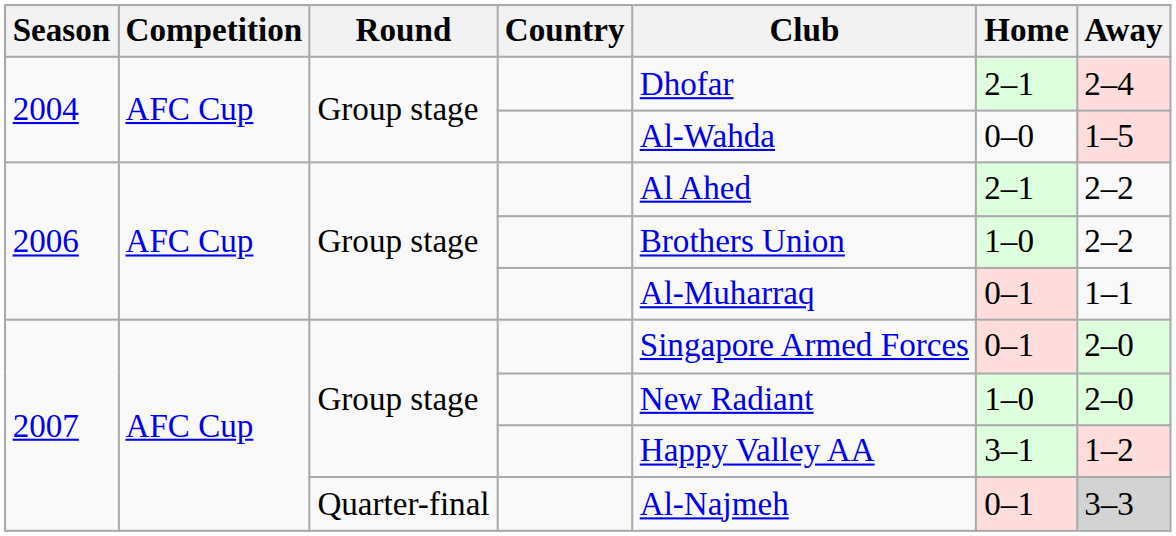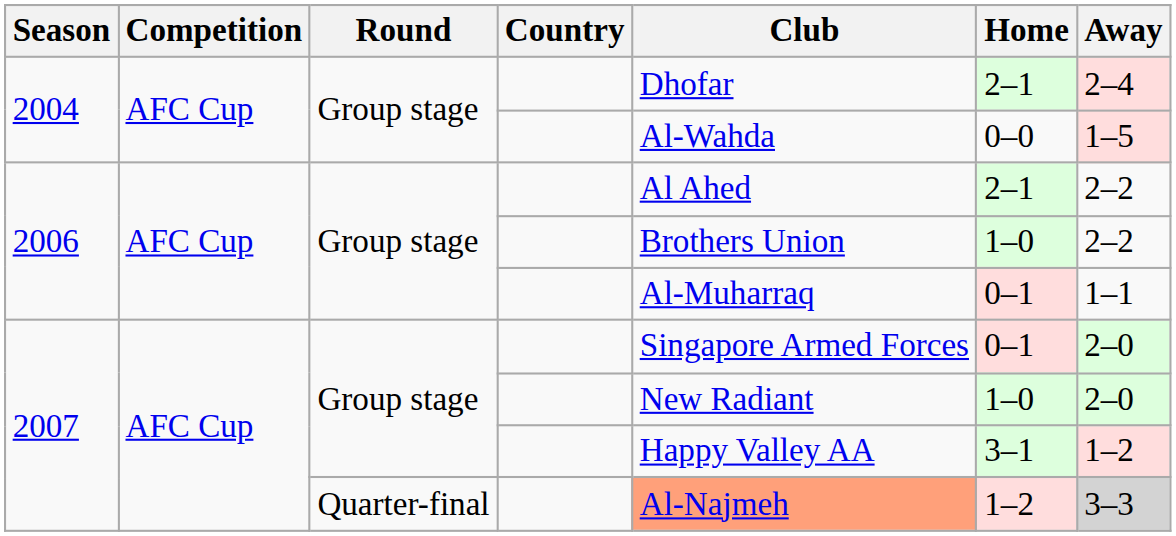(714, 503) no background -> (714, 503) lightsalmon background
(1009, 503) 0–1 -> (1009, 503) 1–2
